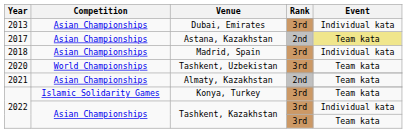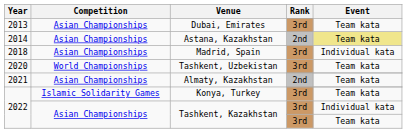(358, 25) Individual kata -> (358, 25) Team kata
(18, 38) 2017 -> (18, 38) 2014
